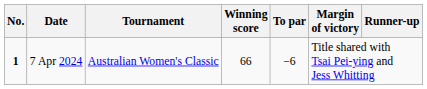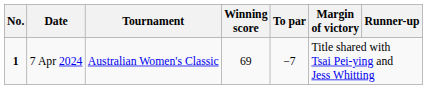(246, 61) 66 -> (246, 61) 69
(289, 61) −6 -> (289, 61) −7
